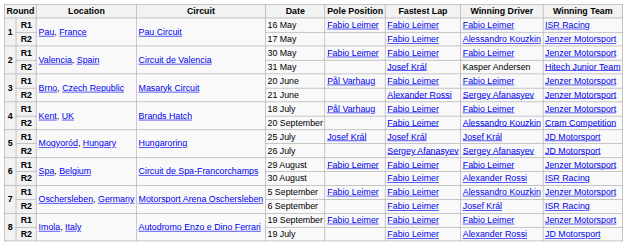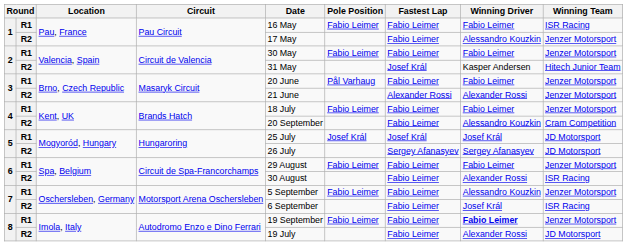(498, 94) Sergey Afanasyev -> (495, 94) Alexander Rossi
(351, 108) Pål Varhaug -> (353, 108) Fabio Leimer
(489, 220) normal -> (490, 220) bold
